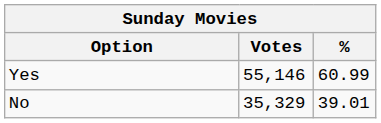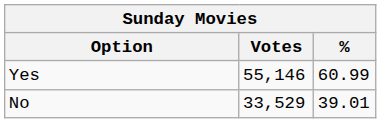(274, 103) 35,329 -> (274, 103) 33,529
